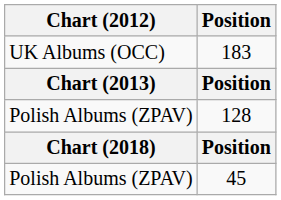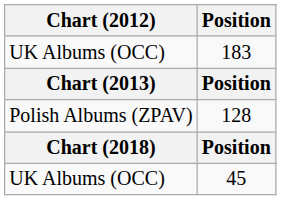(101, 178) Polish Albums (ZPAV) -> (87, 178) UK Albums (OCC)
